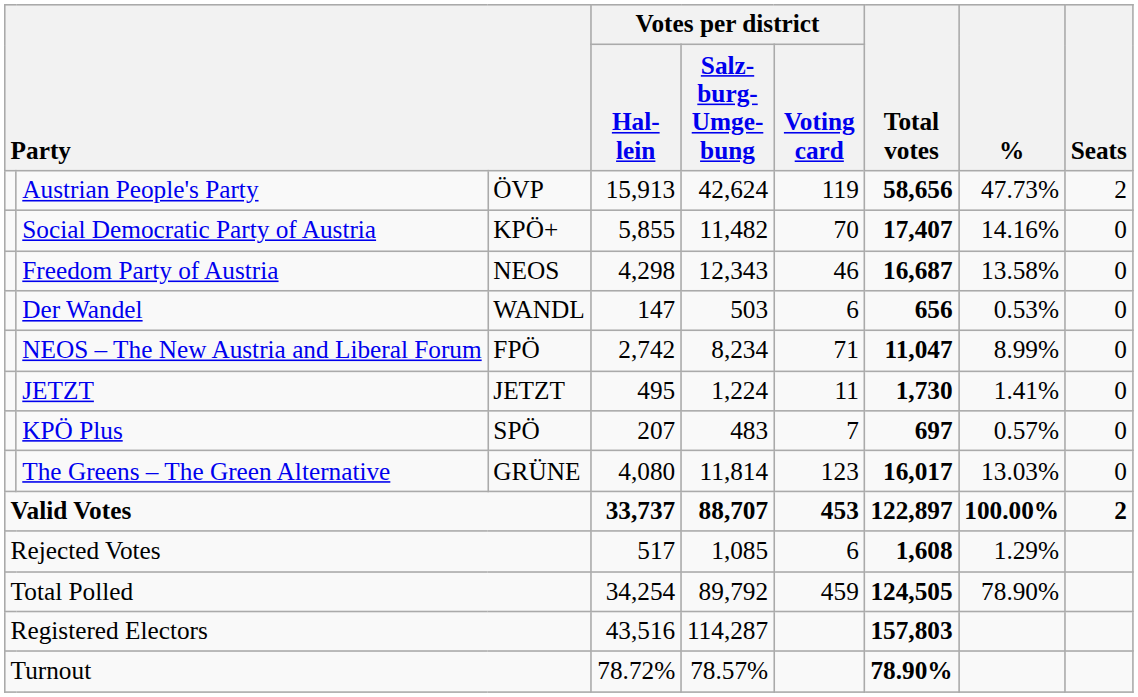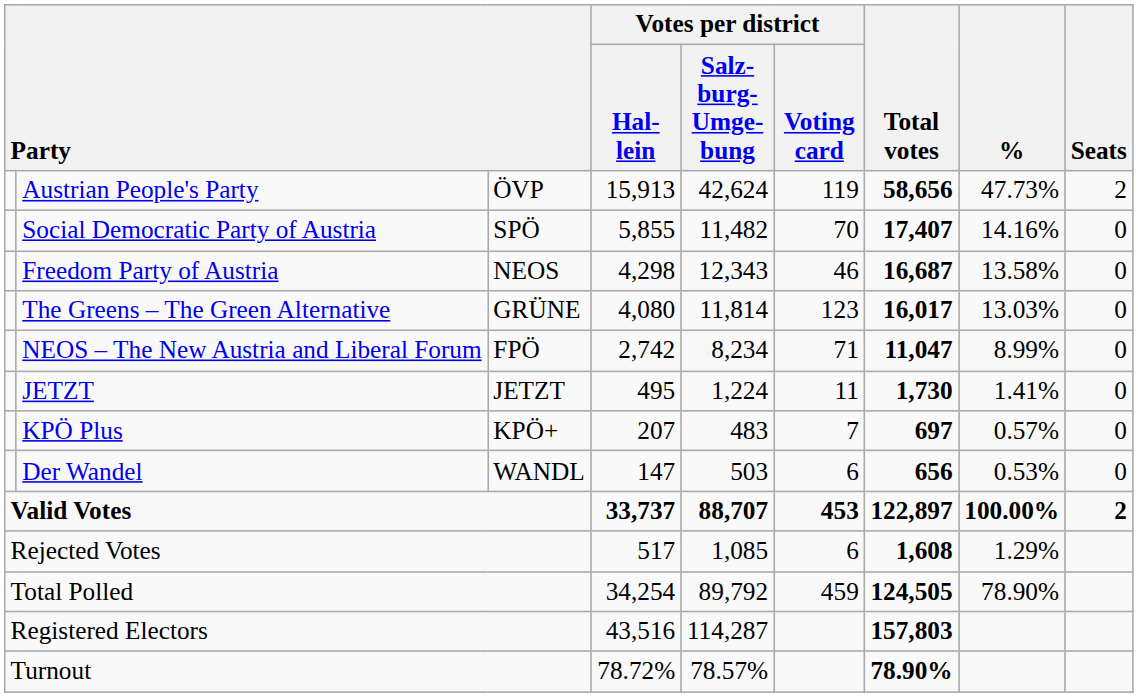(526, 230) KPÖ+ -> (517, 230) SPÖ
rows swapped: (206, 470) <-> (82, 310)
(517, 430) SPÖ -> (526, 430) KPÖ+
